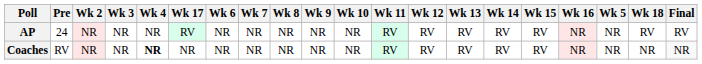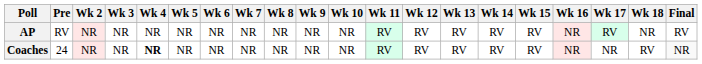columns swapped: (613, 13) <-> (187, 13)
(62, 31) 24 -> (62, 31) RV
(647, 31) RV -> (647, 31) NR
(62, 50) RV -> (62, 50) 24
(647, 50) NR -> (647, 50) RV
